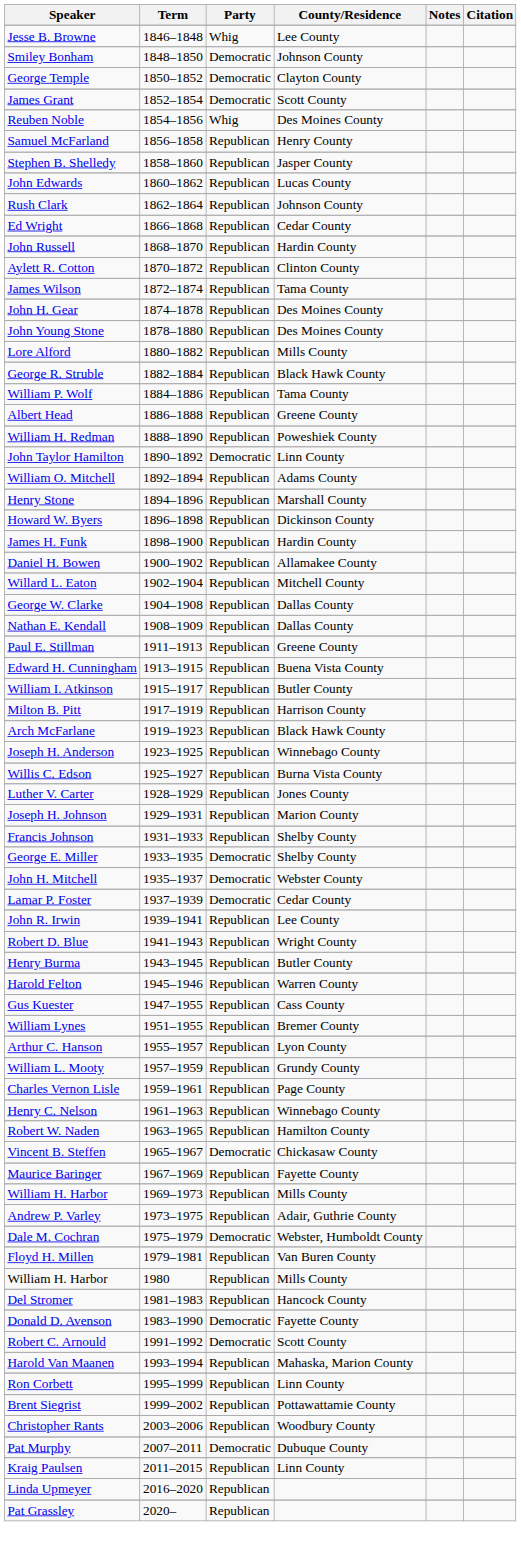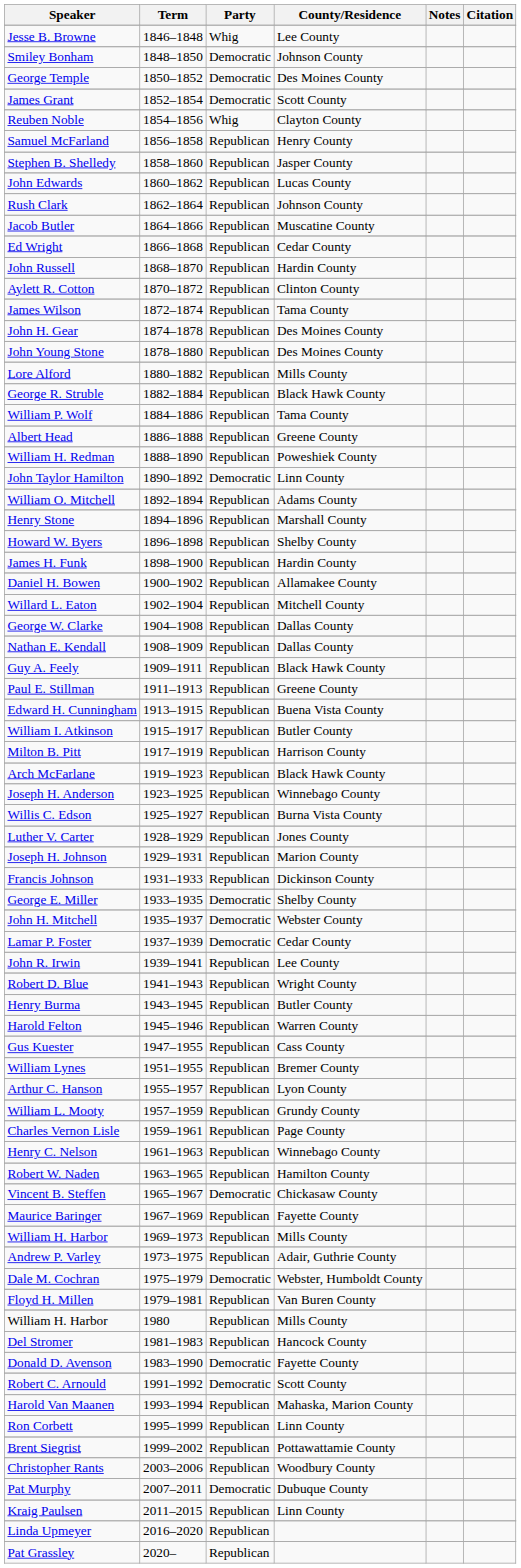(319, 78) Clayton County -> (330, 78) Des Moines County
(330, 120) Des Moines County -> (319, 120) Clayton County
+ row: (41, 225)
(326, 520) Dickinson County -> (317, 541) Shelby County
+ row: (43, 667)
(317, 836) Shelby County -> (326, 878) Dickinson County
